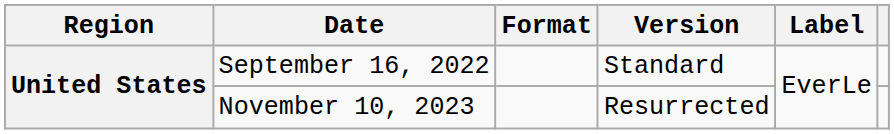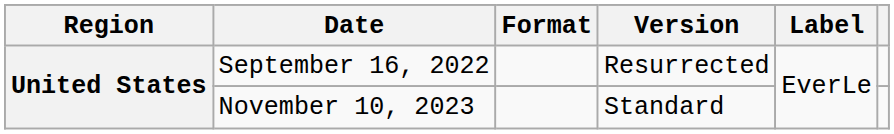(664, 66) Standard -> (687, 66) Resurrected
(687, 107) Resurrected -> (664, 107) Standard
